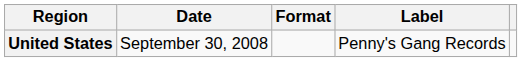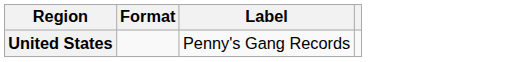- column: (194, 17)
